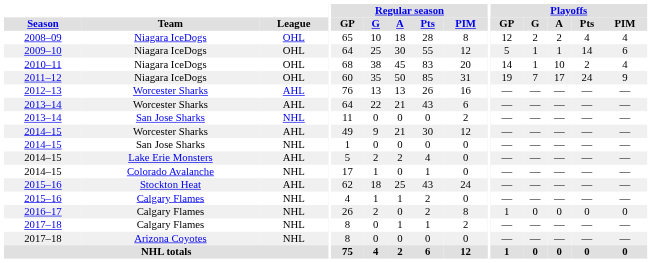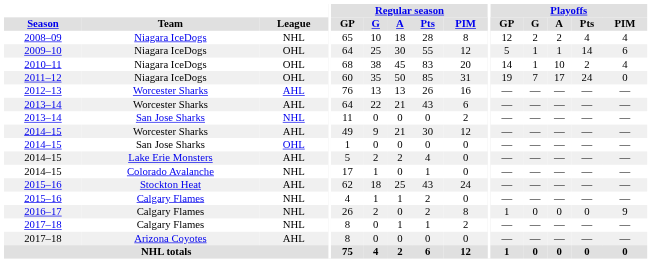(294, 37) OHL -> (294, 37) NHL
(625, 77) 9 -> (625, 77) 0
(294, 144) NHL -> (294, 144) OHL
(625, 211) 0 -> (625, 211) 9
(294, 238) NHL -> (294, 238) AHL
